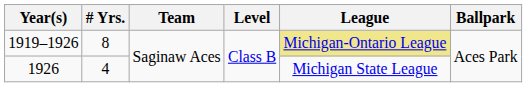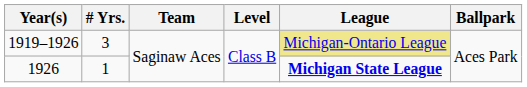(106, 43) 8 -> (106, 43) 3
(106, 69) 4 -> (106, 69) 1
(365, 69) normal -> (365, 69) bold
